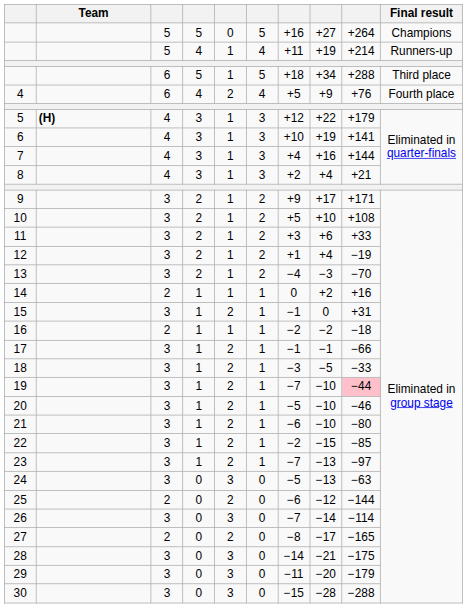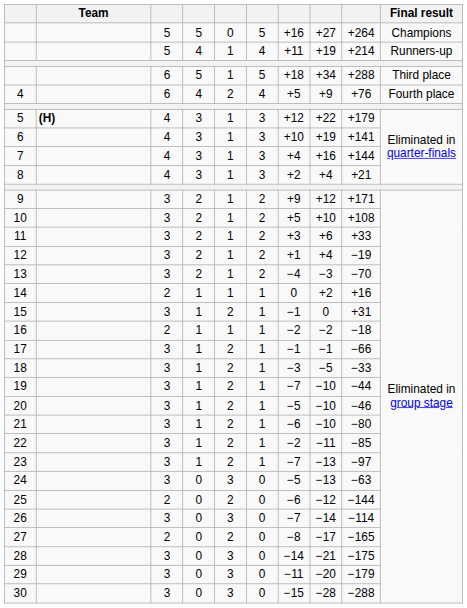(326, 199) +17 -> (326, 199) +12
(361, 387) pink background -> (361, 387) no background
(326, 443) −15 -> (326, 443) −11
